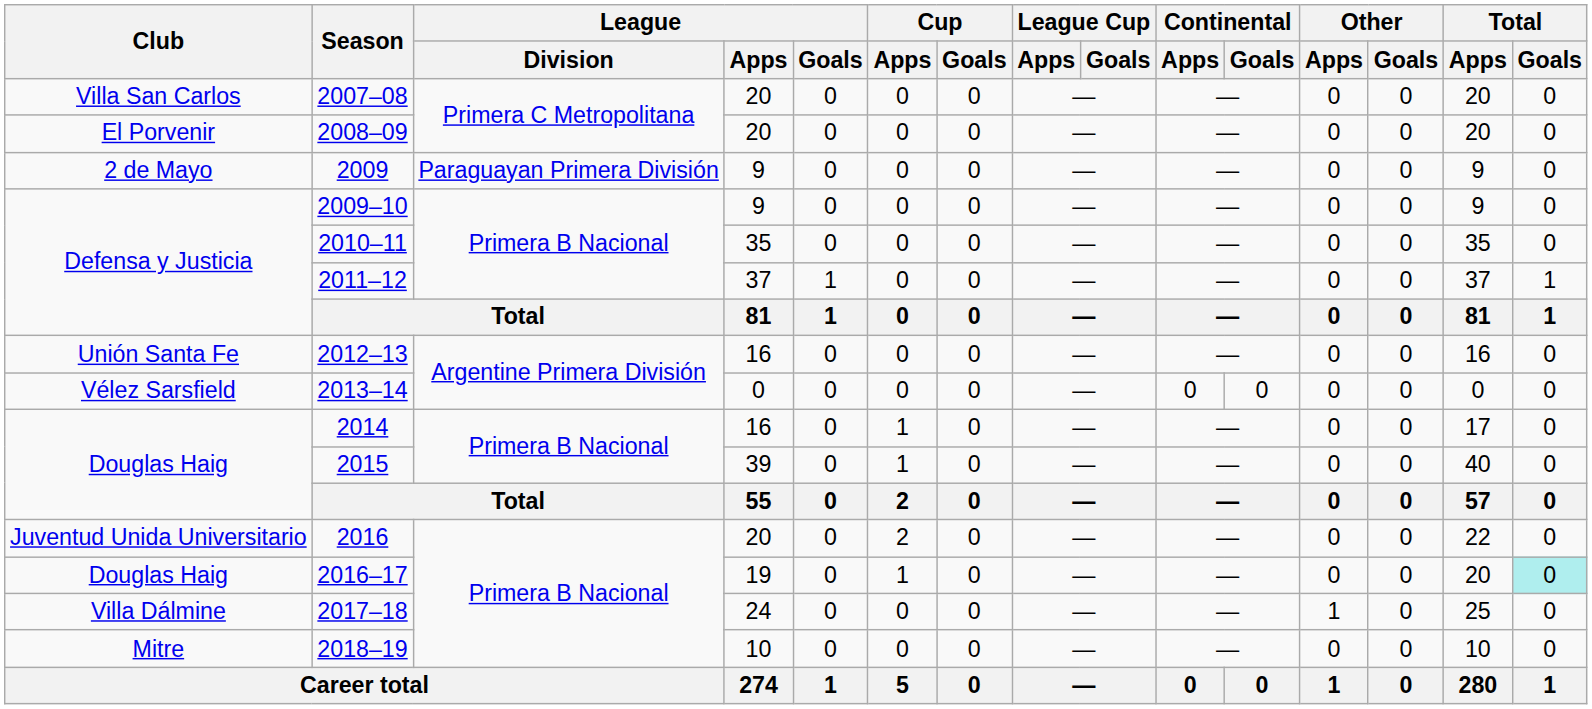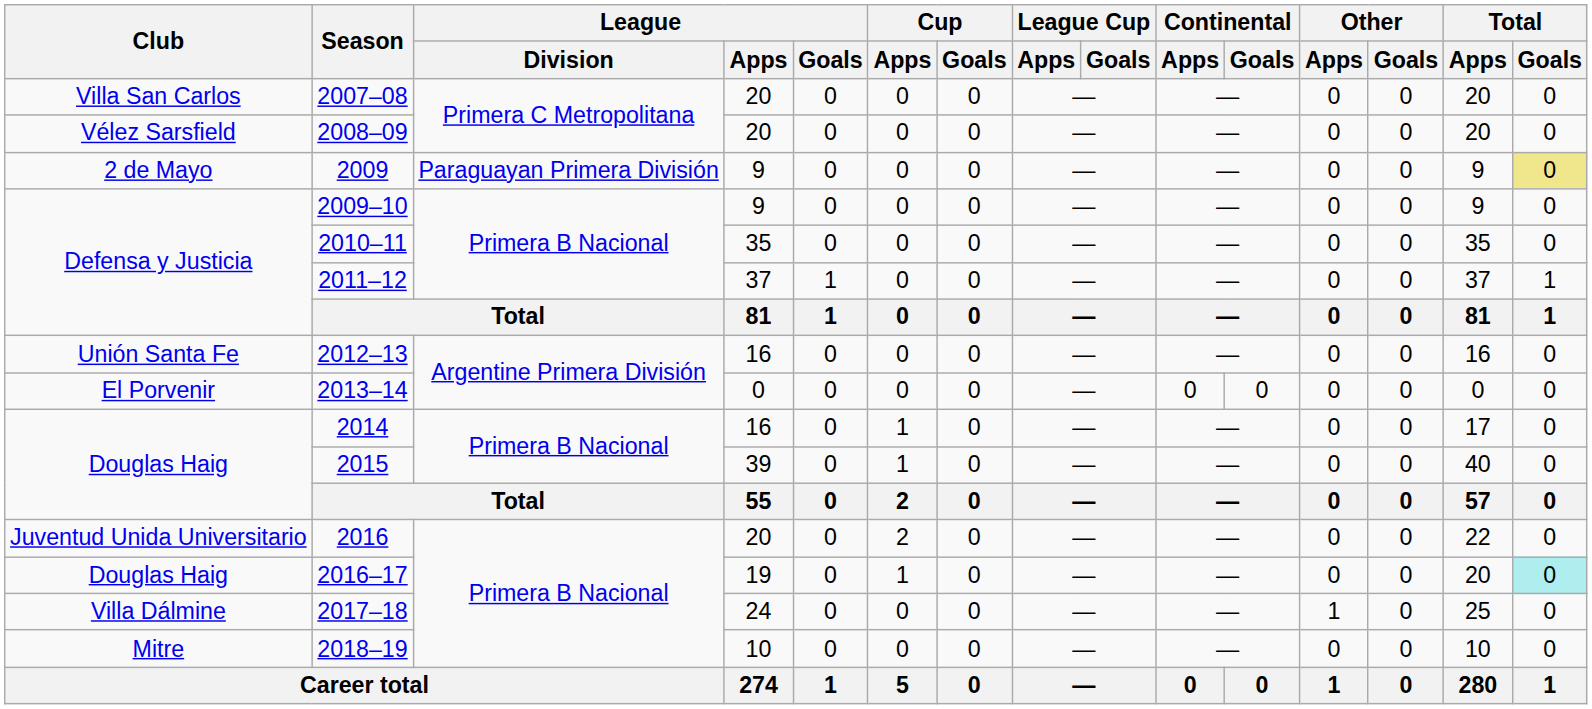(158, 133) El Porvenir -> (158, 133) Vélez Sarsfield
(1550, 170) no background -> (1550, 170) khaki background
(158, 390) Vélez Sarsfield -> (158, 390) El Porvenir
